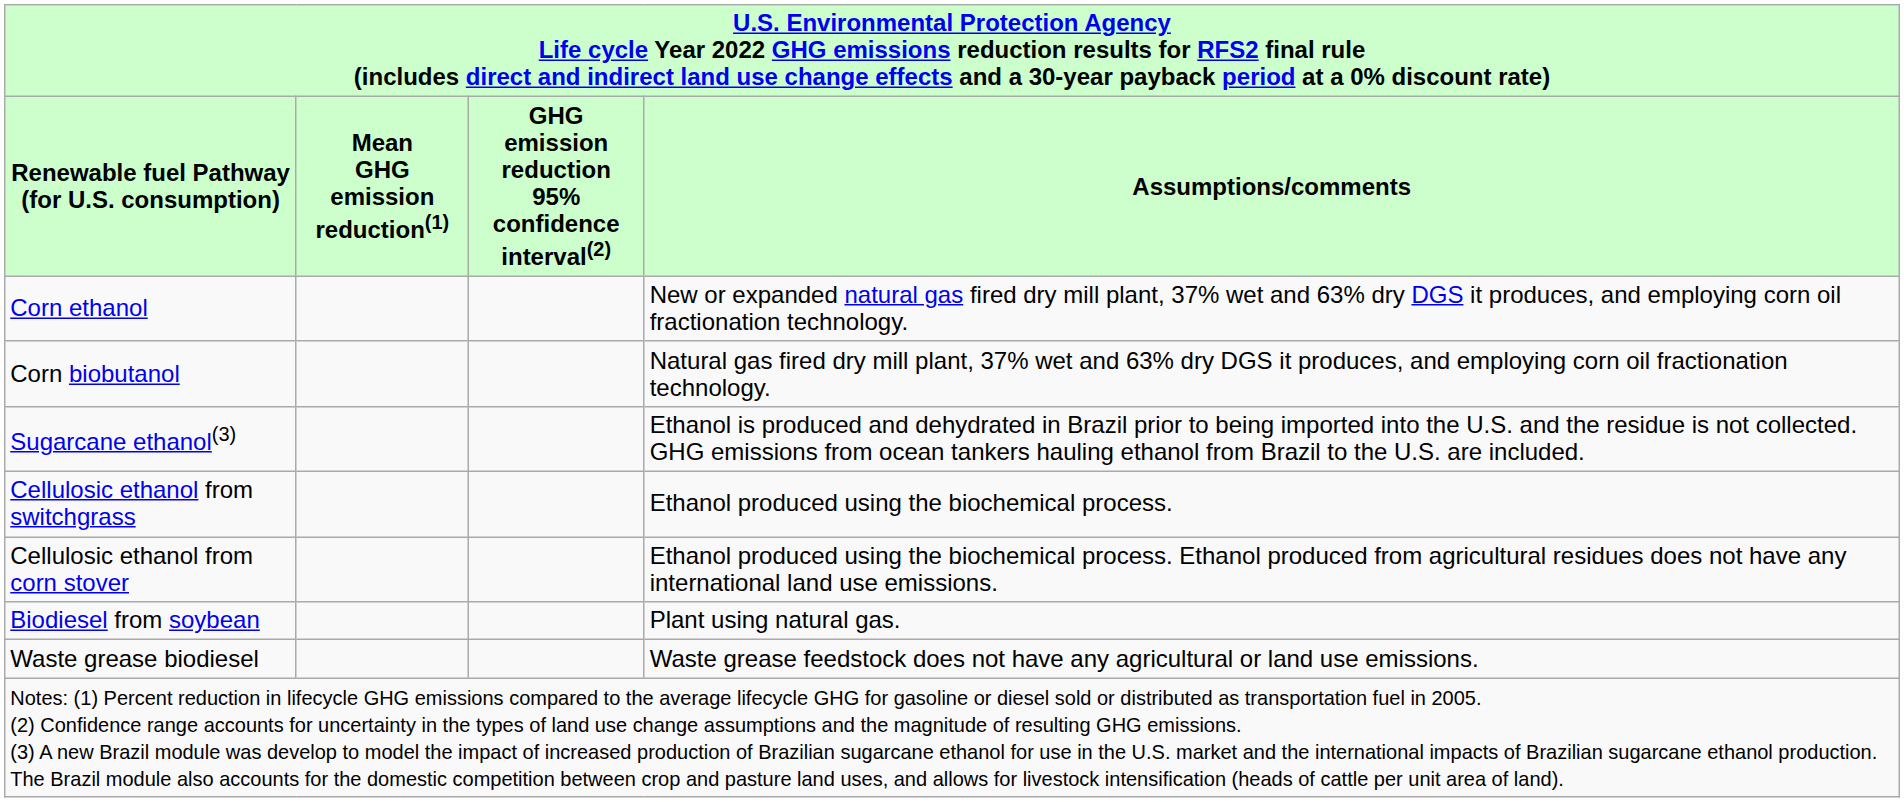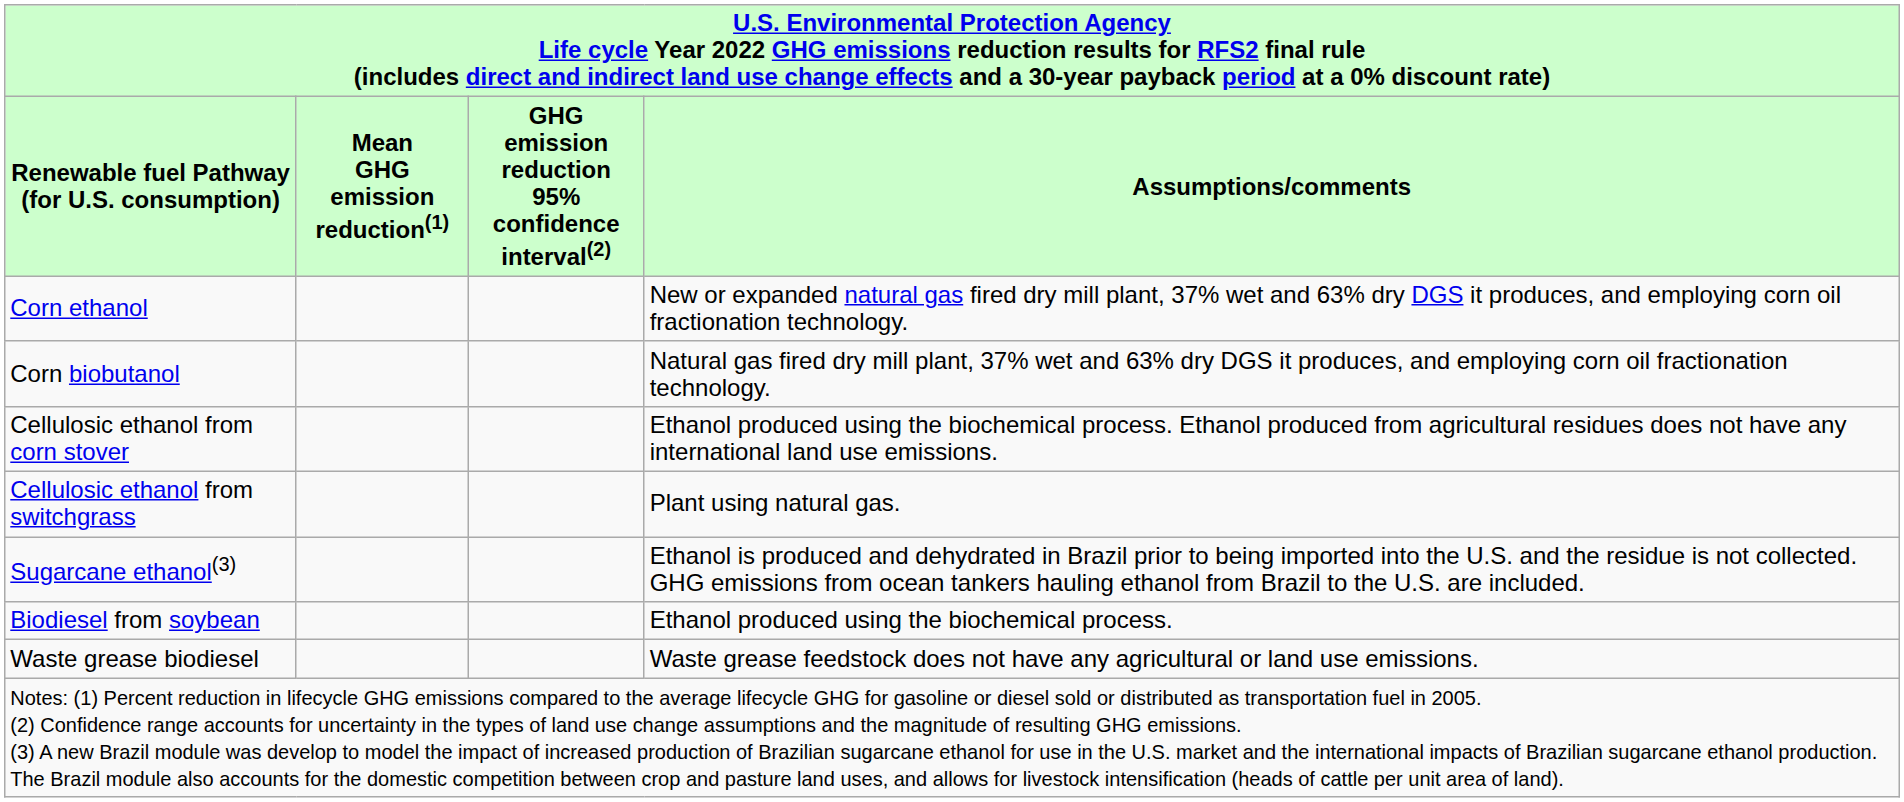rows swapped: (123, 438) <-> (132, 568)
(911, 503) Ethanol produced using the biochemical process. -> (775, 503) Plant using natural gas.
(775, 620) Plant using natural gas. -> (911, 620) Ethanol produced using the biochemical process.
